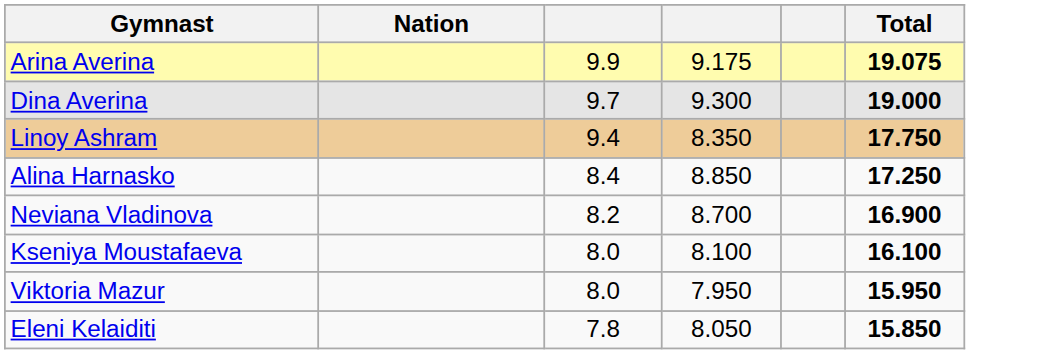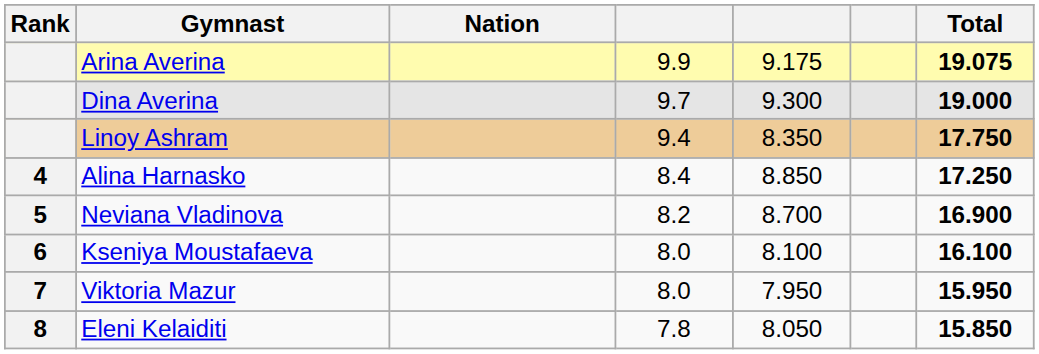+ column: (40, 24)
